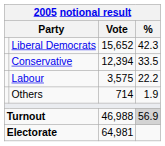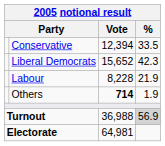rows swapped: (54, 45) <-> (42, 62)
(120, 78) 3,575 -> (120, 78) 8,228
(148, 78) 22.2 -> (148, 78) 21.9
(125, 95) normal -> (125, 95) bold
(117, 116) 46,988 -> (117, 116) 36,988
